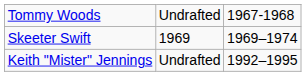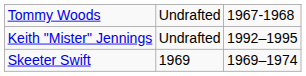rows swapped: (49, 37) <-> (80, 60)
